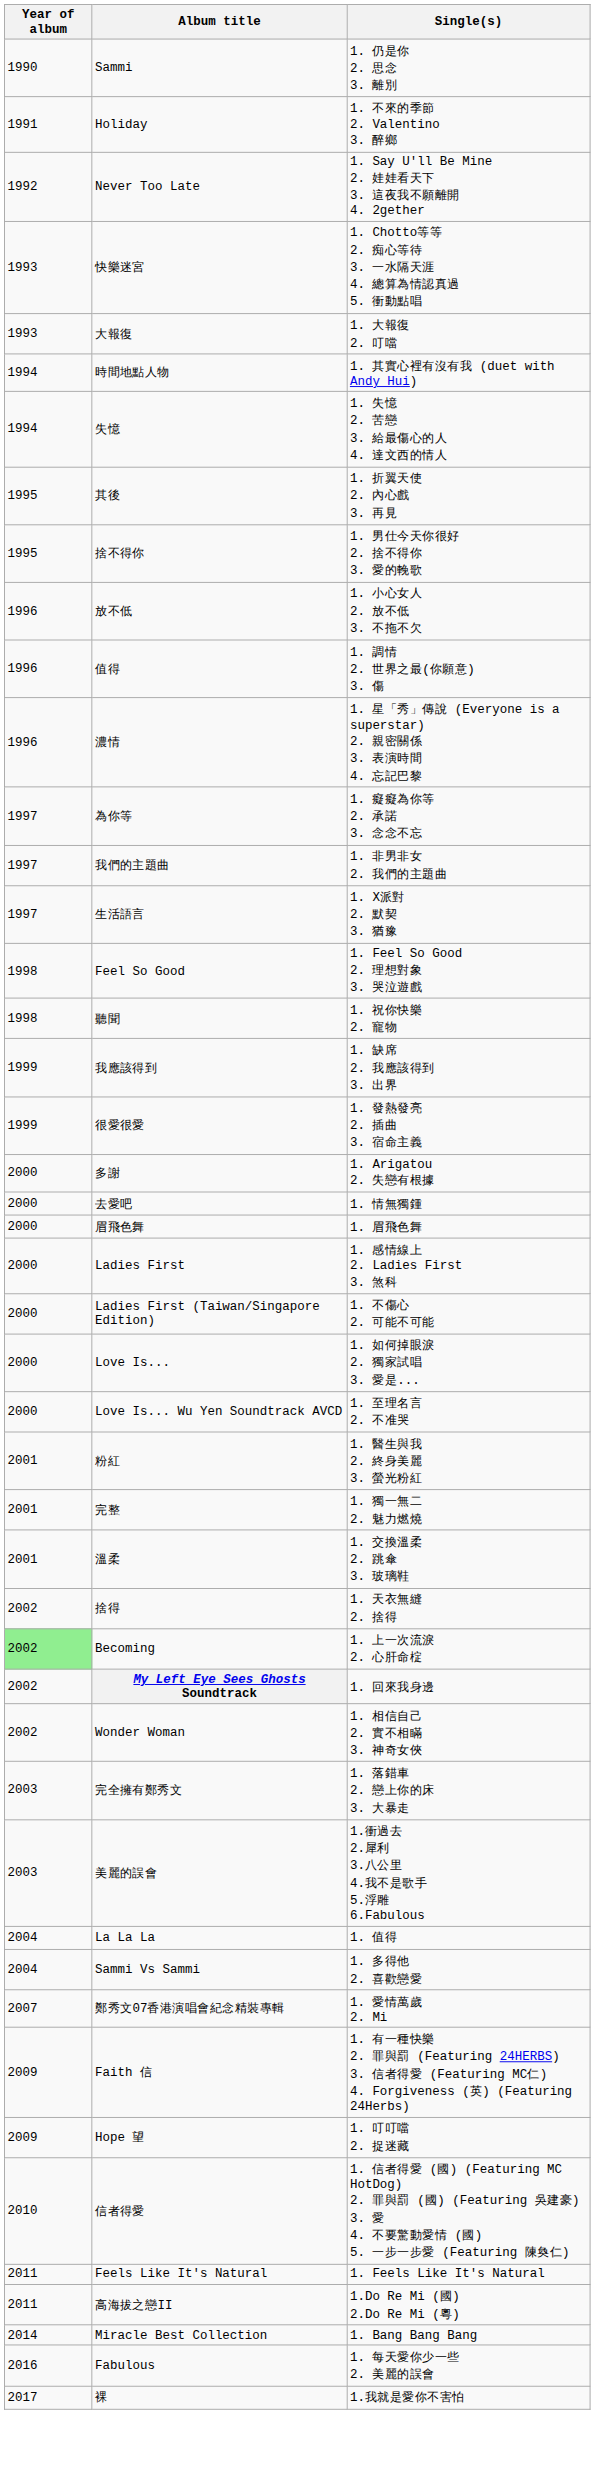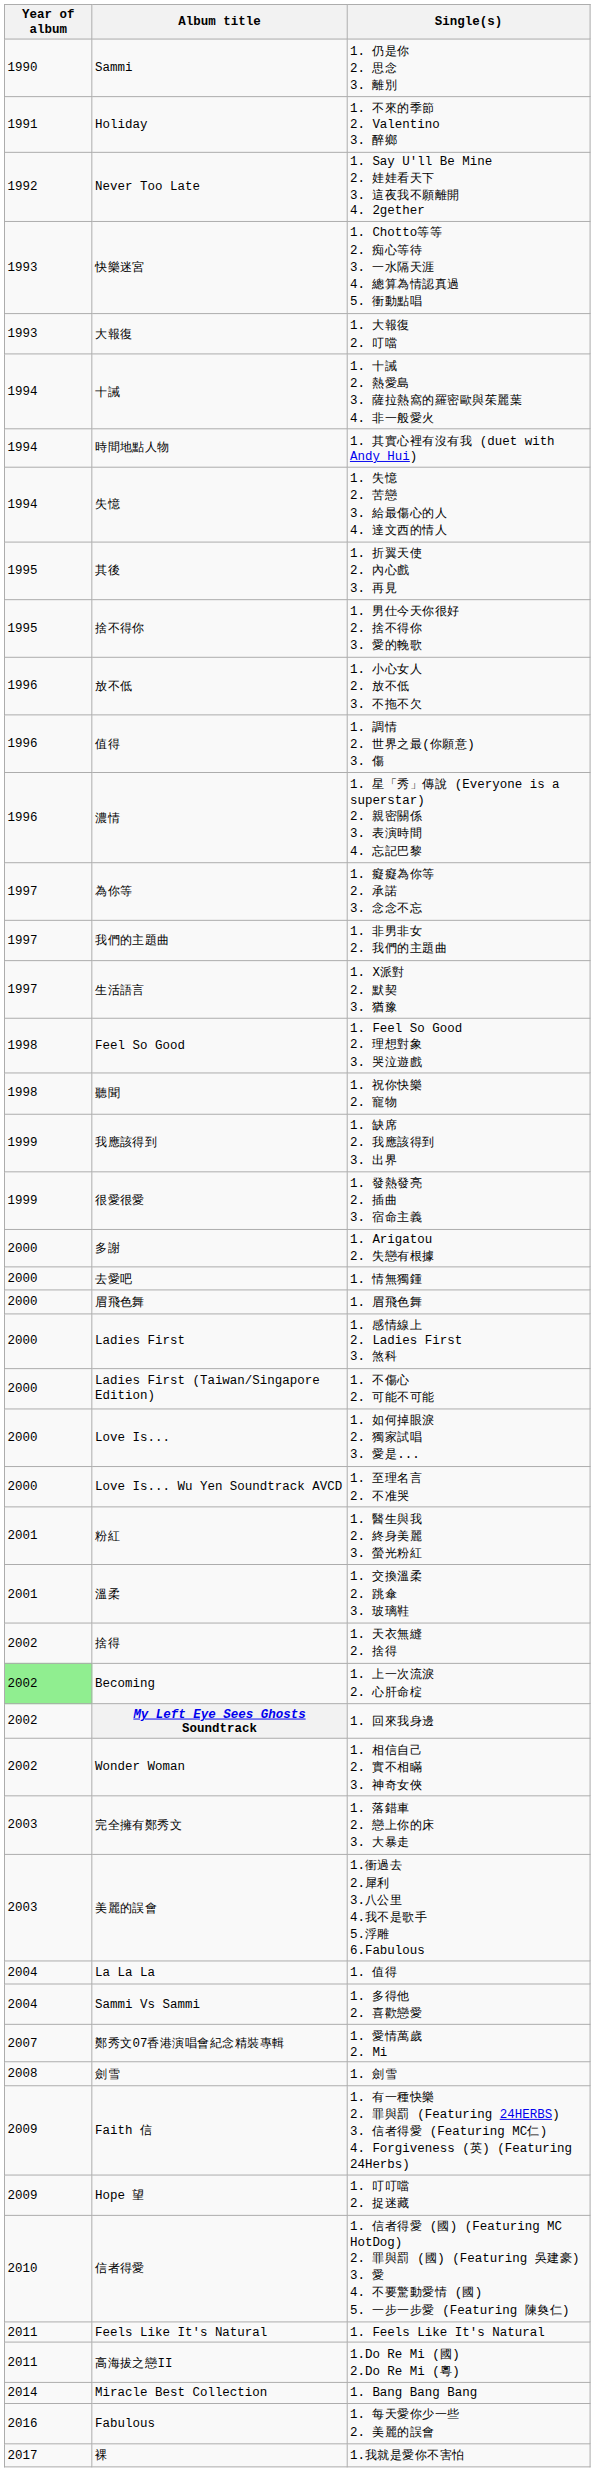+ row: (108, 392)
- row: (108, 1511)
+ row: (108, 2074)
